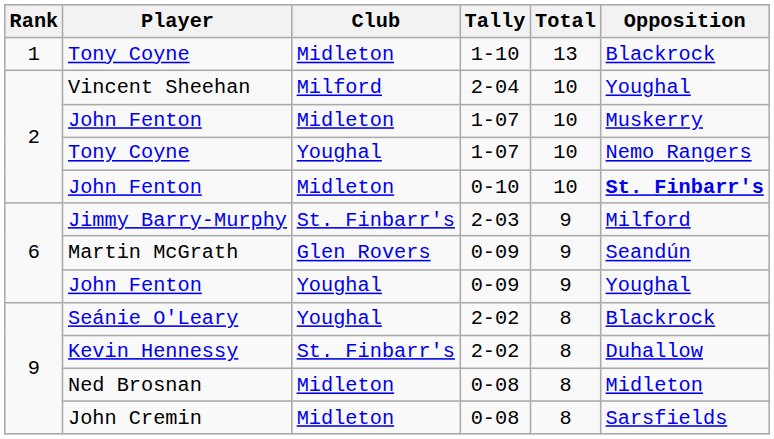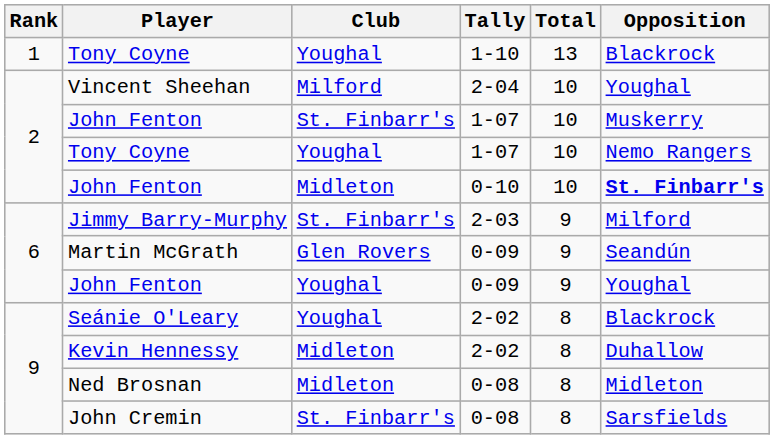(345, 54) Midleton -> (339, 54) Youghal
(345, 120) Midleton -> (376, 120) St. Finbarr's
(376, 352) St. Finbarr's -> (345, 352) Midleton
(345, 418) Midleton -> (376, 418) St. Finbarr's
